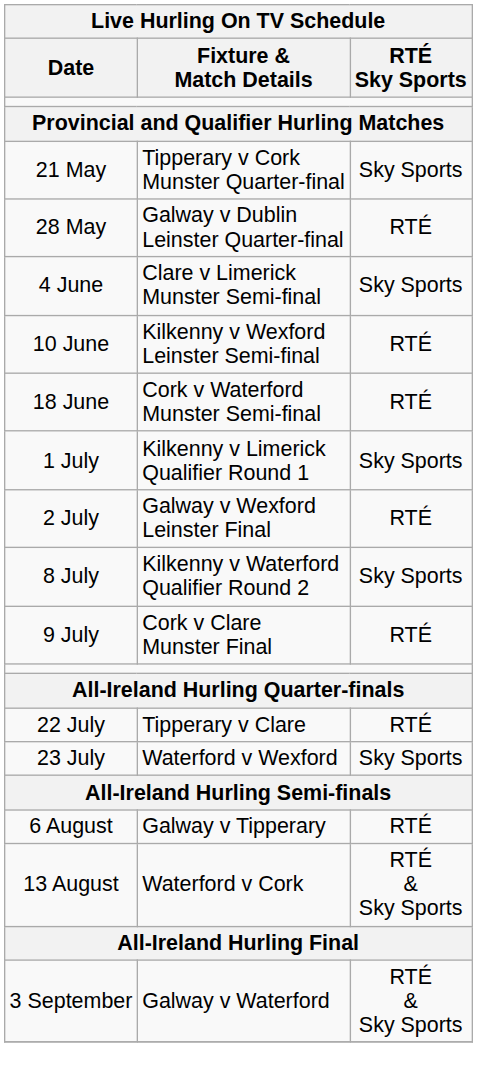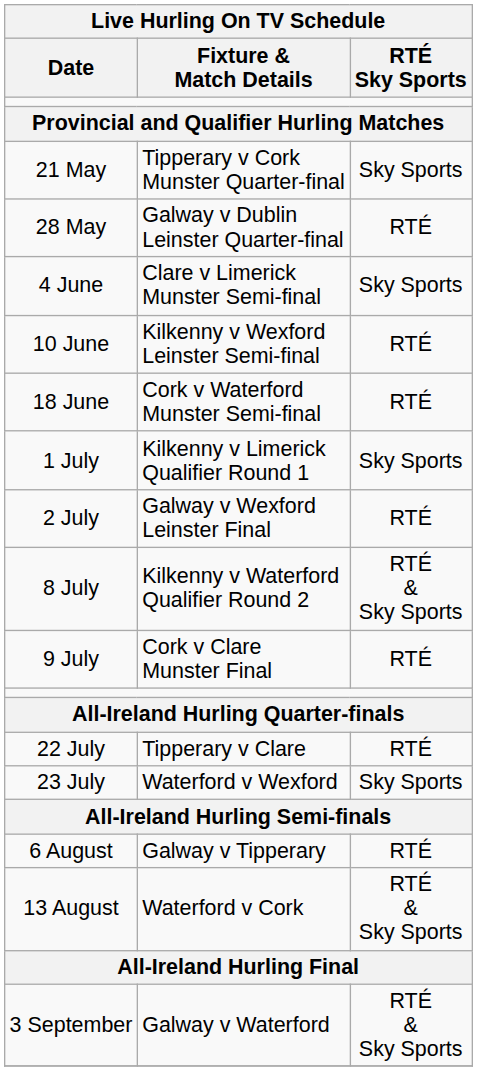(411, 576) Sky Sports -> (411, 588) RTÉ & Sky Sports
